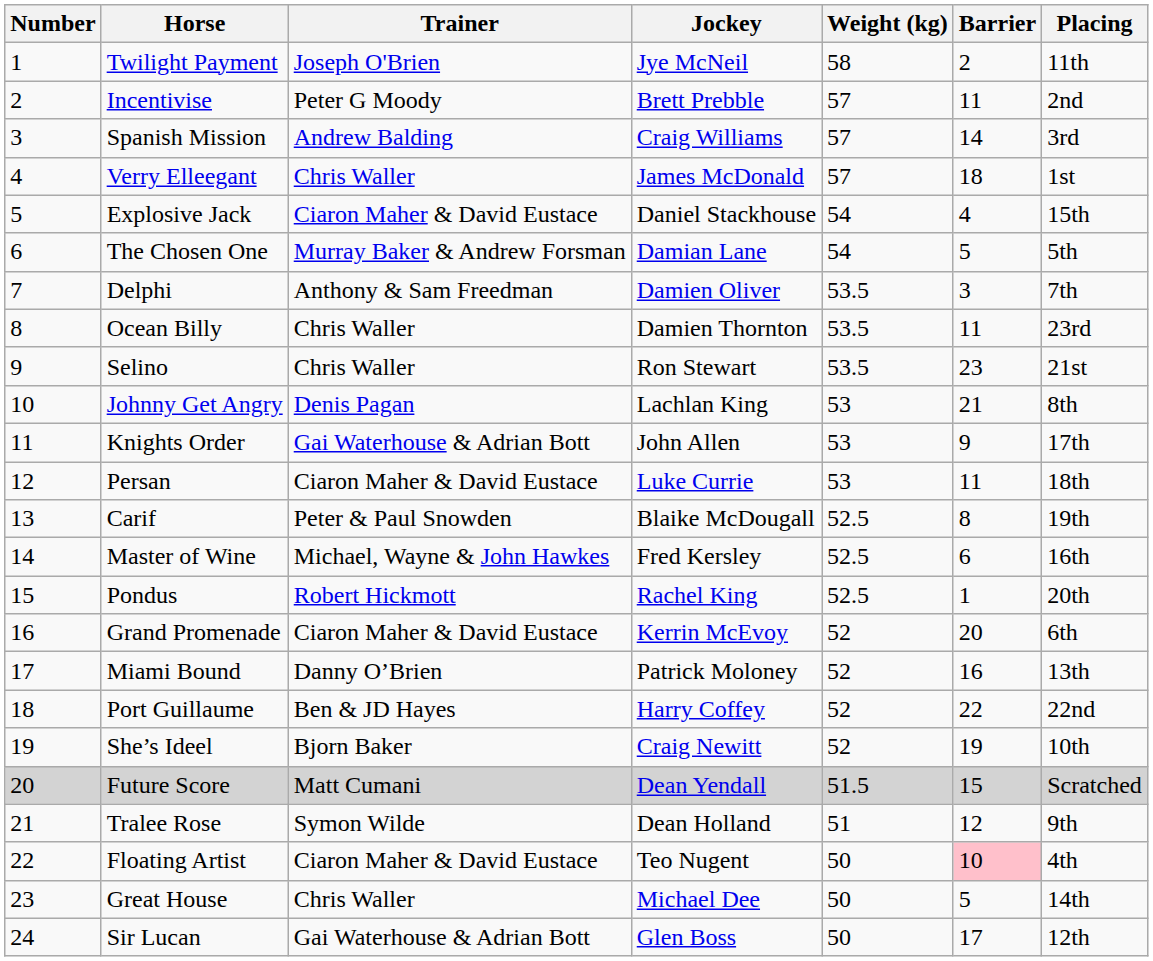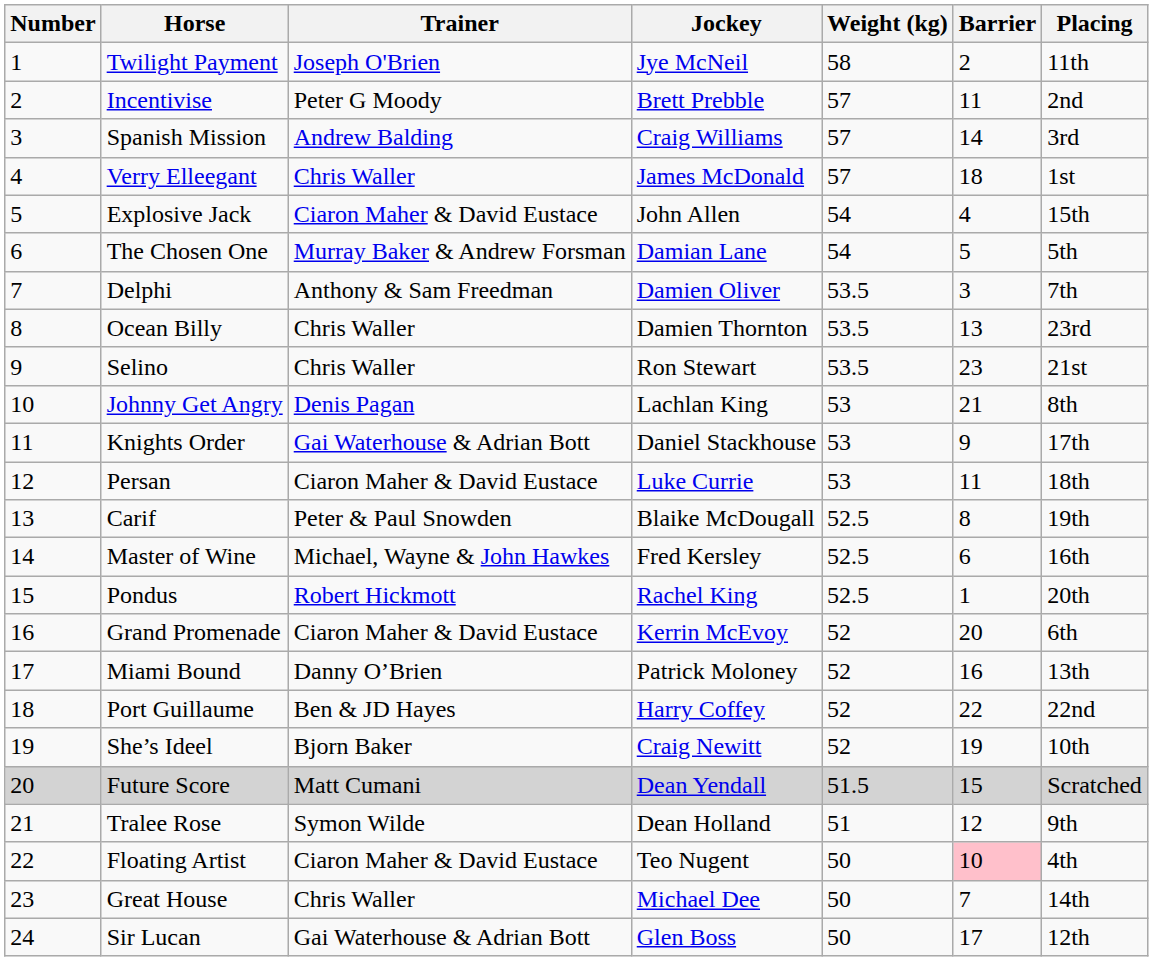(726, 213) Daniel Stackhouse -> (688, 213) John Allen
(970, 328) 11 -> (971, 328) 13
(688, 442) John Allen -> (726, 442) Daniel Stackhouse
(965, 898) 5 -> (965, 898) 7
